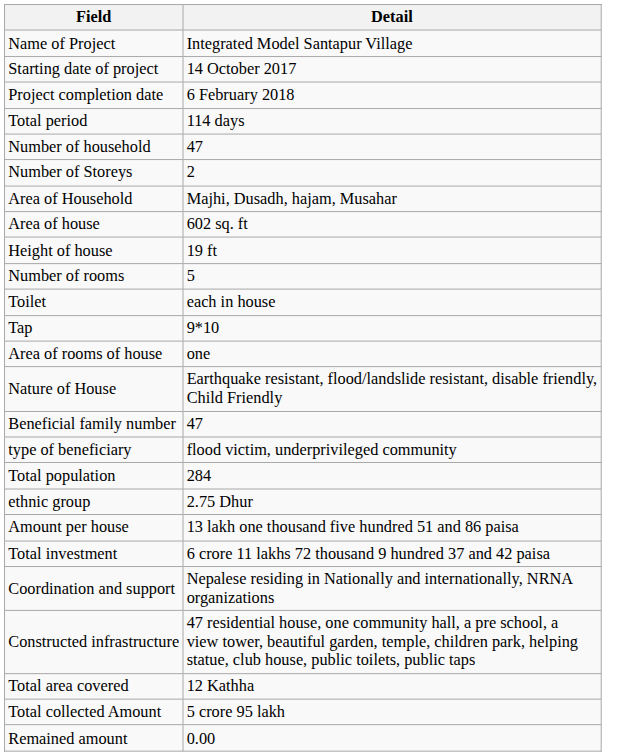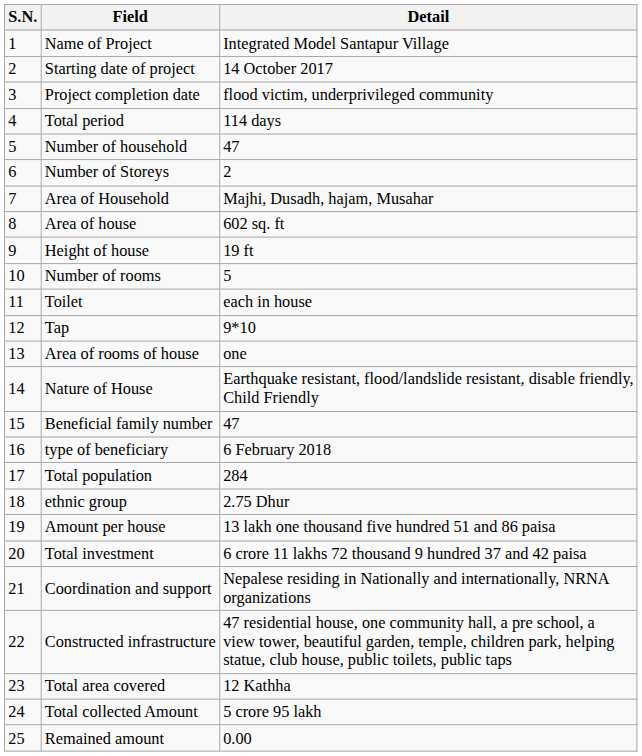+ column: (23, 17)
(241, 95) 6 February 2018 -> (358, 95) flood victim, underprivileged community
(322, 449) flood victim, underprivileged community -> (277, 449) 6 February 2018
